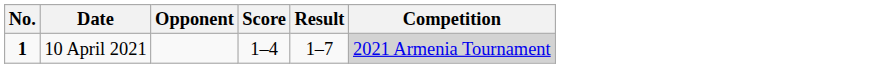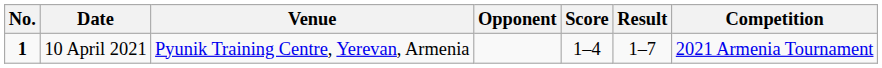+ column: (312, 19)
(452, 48) lightgrey background -> (775, 48) no background
